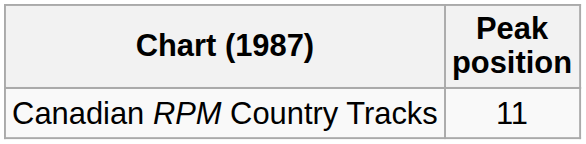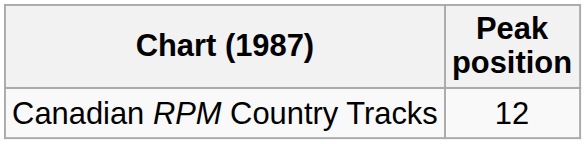(512, 112) 11 -> (512, 112) 12
